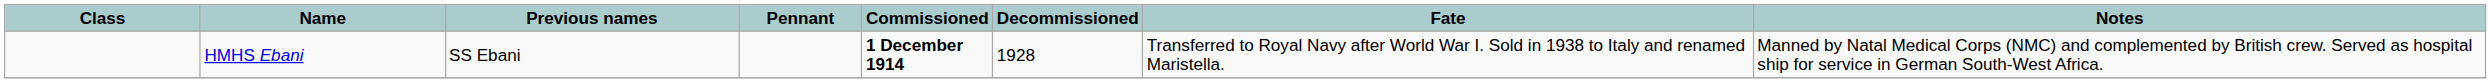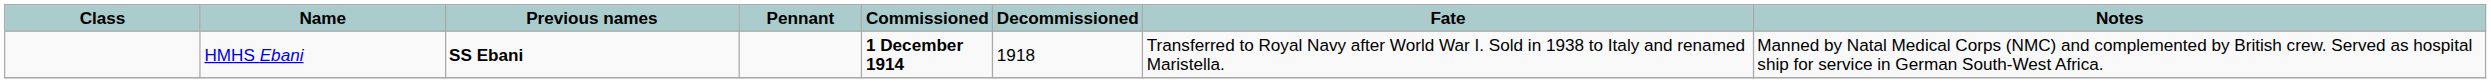(485, 54) normal -> (486, 54) bold
(1016, 54) 1928 -> (1016, 54) 1918
